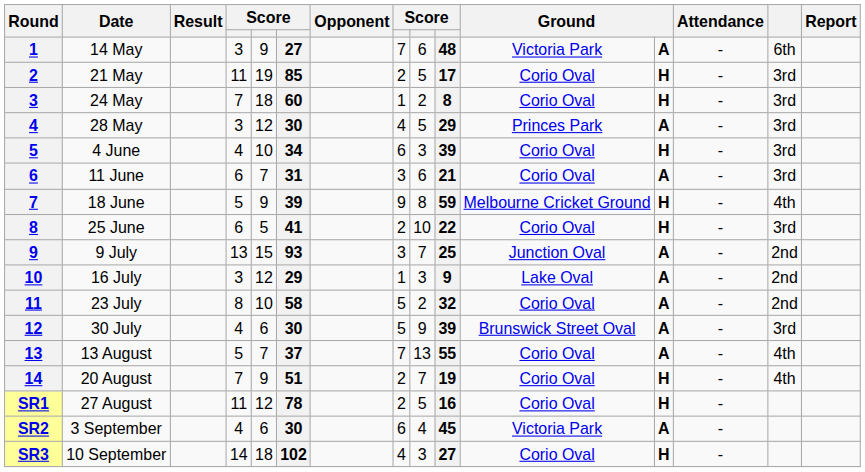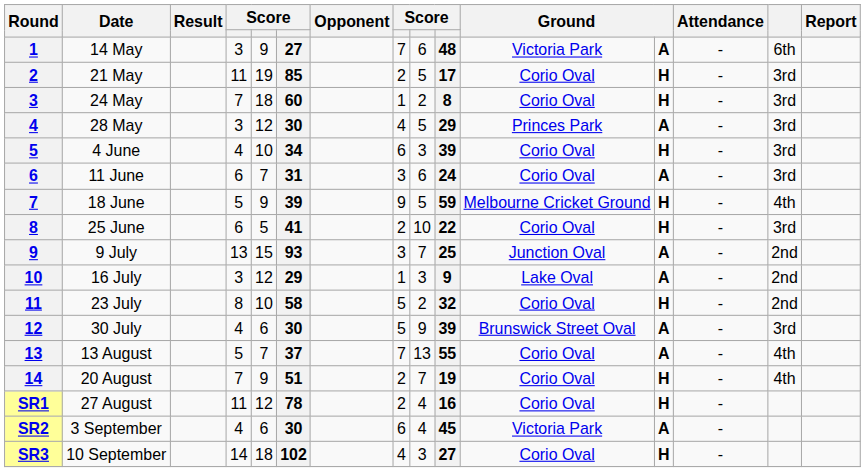(447, 176) 21 -> (447, 176) 24
(422, 202) 8 -> (422, 202) 5
(664, 303) A -> (664, 303) H
(422, 404) 5 -> (422, 404) 4
